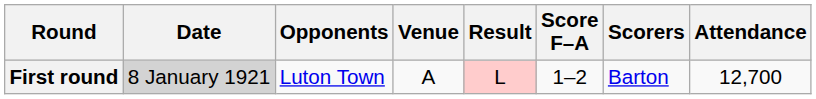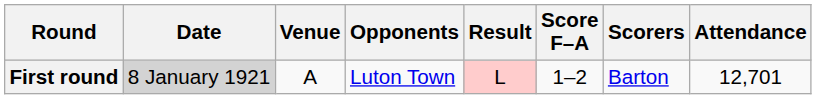columns swapped: (334, 32) <-> (429, 32)
(750, 76) 12,700 -> (750, 76) 12,701
